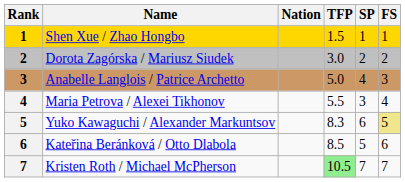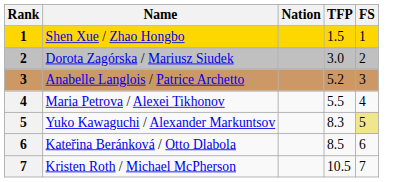- column: (367, 15)
(336, 79) 5.0 -> (336, 79) 5.2
(339, 166) lightgreen background -> (339, 166) no background
